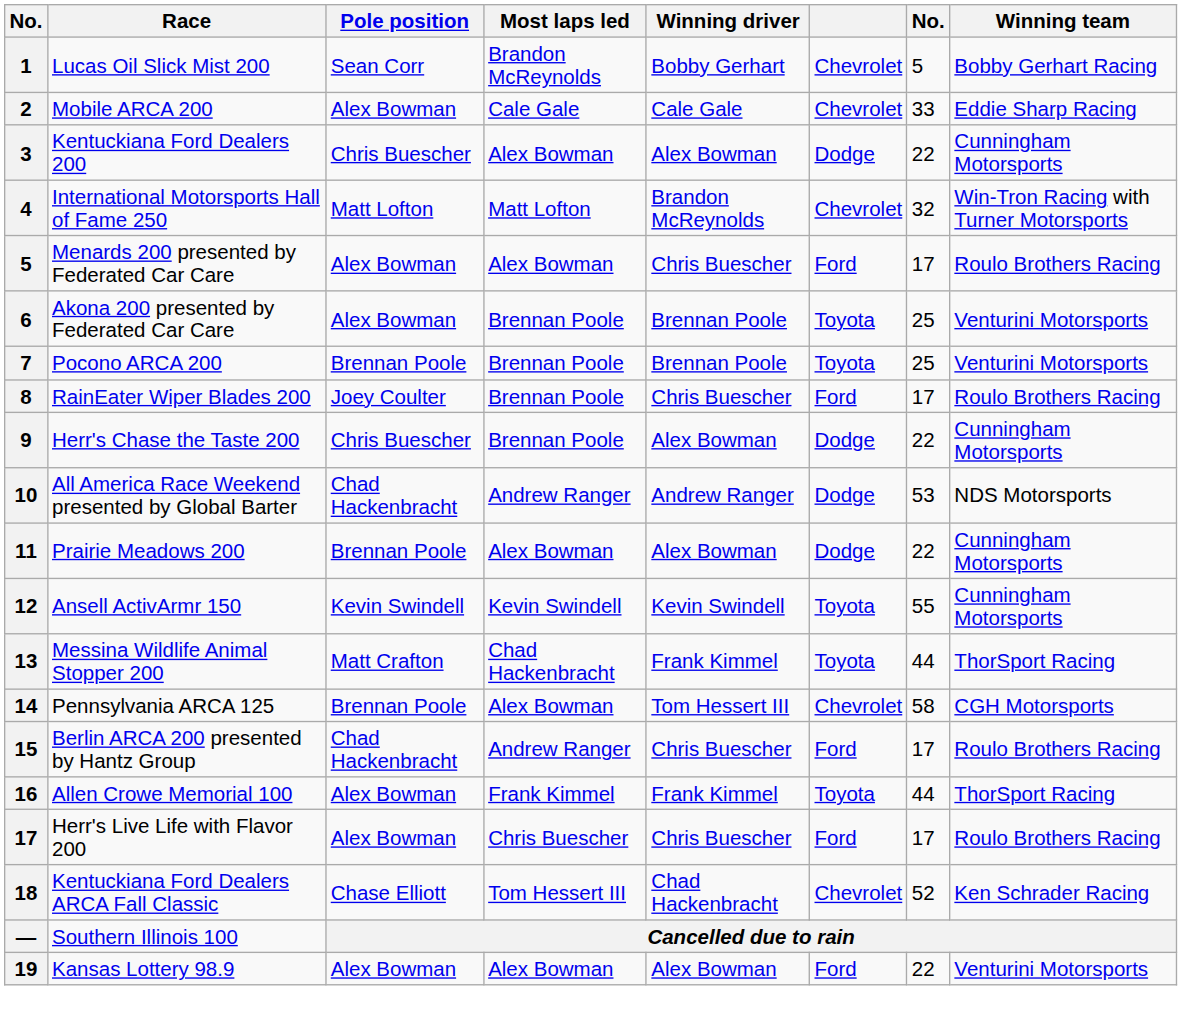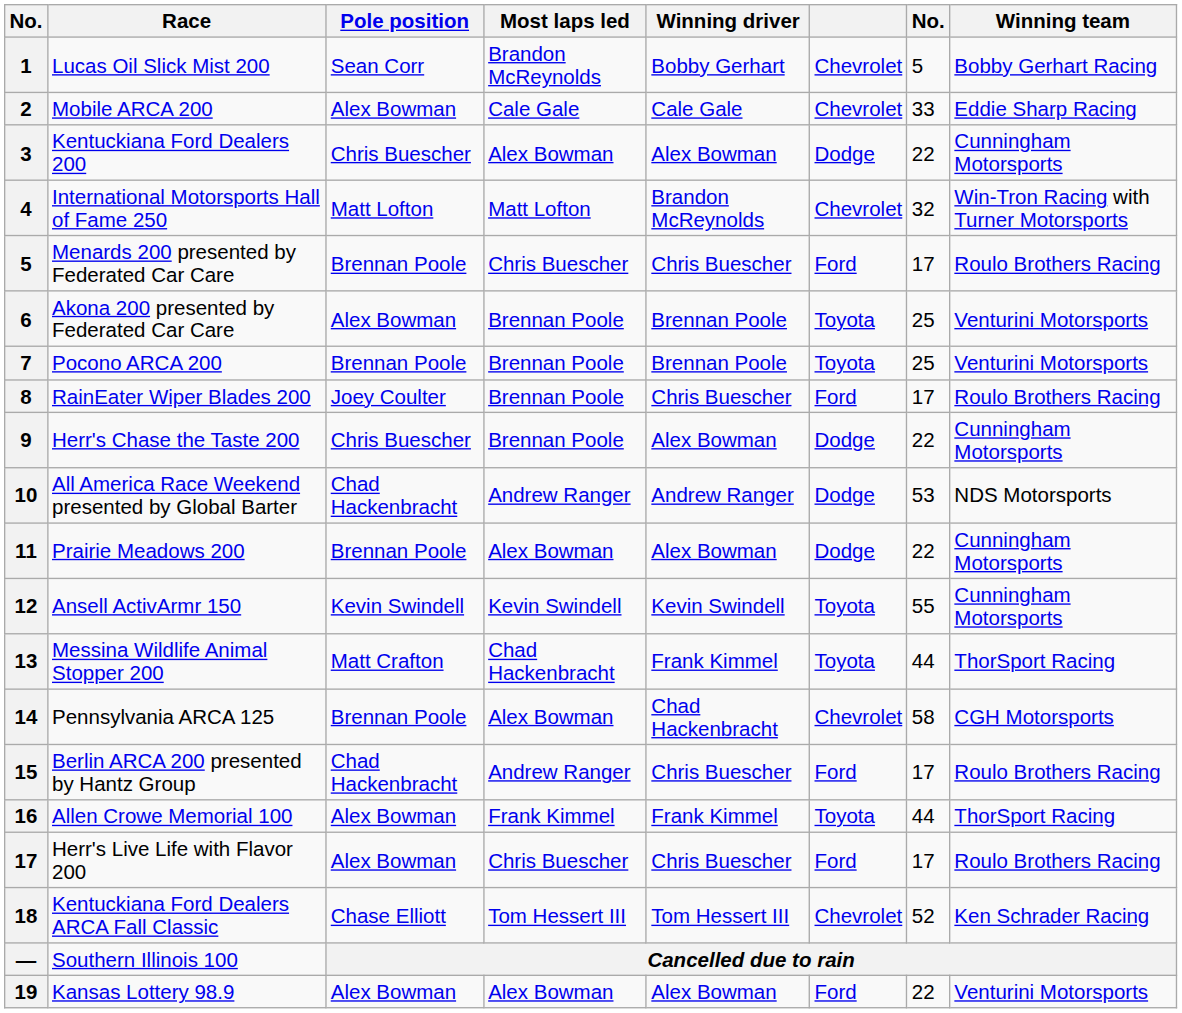(393, 264) Alex Bowman -> (399, 264) Brennan Poole
(551, 264) Alex Bowman -> (558, 264) Chris Buescher
(720, 705) Tom Hessert III -> (715, 717) Chad Hackenbracht
(715, 893) Chad Hackenbracht -> (720, 916) Tom Hessert III
